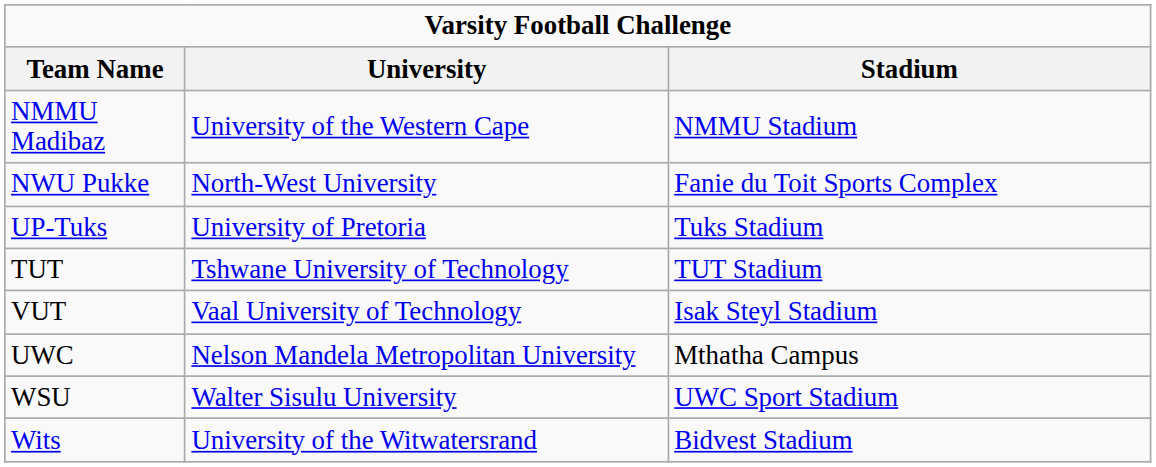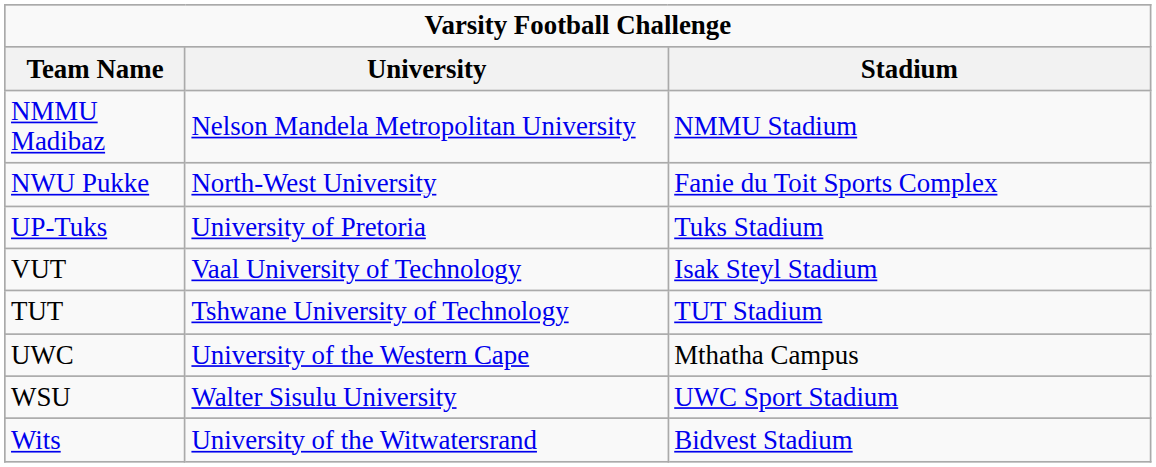(360, 126) University of the Western Cape -> (414, 126) Nelson Mandela Metropolitan University
rows swapped: (37, 269) <-> (39, 311)
(414, 354) Nelson Mandela Metropolitan University -> (360, 354) University of the Western Cape
